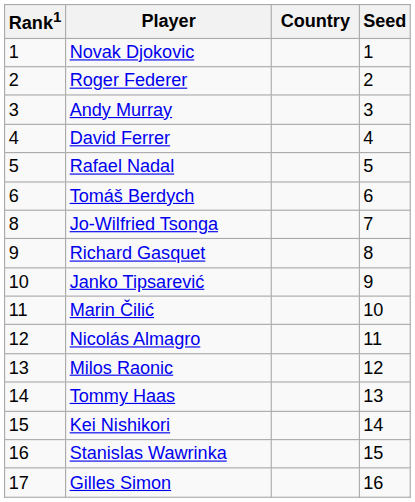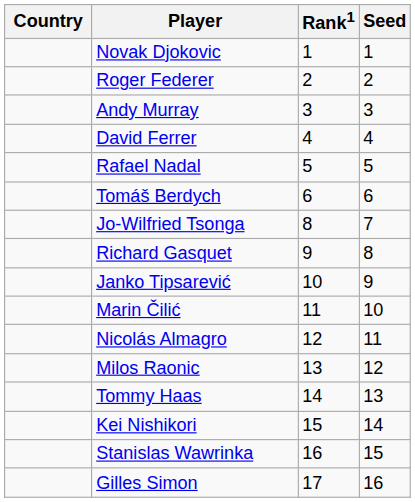columns swapped: (315, 21) <-> (35, 21)
